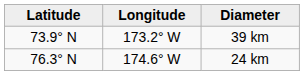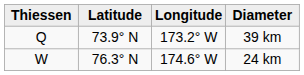+ column: (41, 15)
